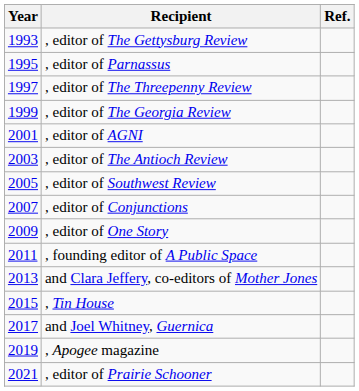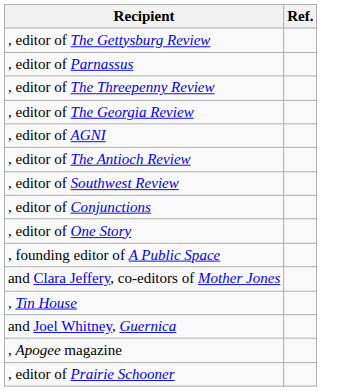- column: (23, 16)
